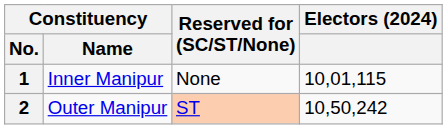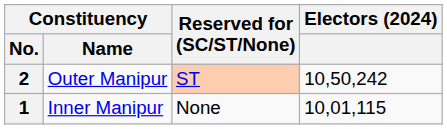rows swapped: (24, 78) <-> (24, 108)
